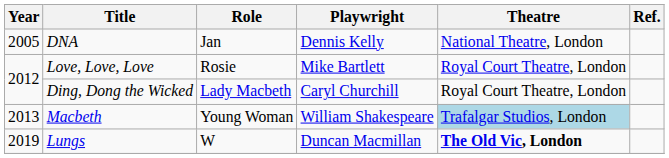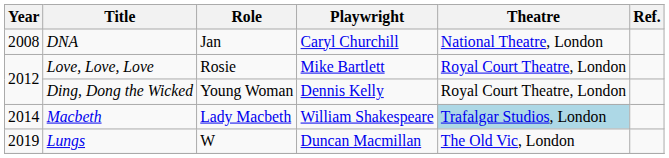(24, 41) 2005 -> (24, 41) 2008
(342, 41) Dennis Kelly -> (350, 41) Caryl Churchill
(246, 91) Lady Macbeth -> (247, 91) Young Woman
(350, 91) Caryl Churchill -> (342, 91) Dennis Kelly
(24, 116) 2013 -> (24, 116) 2014
(247, 116) Young Woman -> (246, 116) Lady Macbeth
(511, 141) bold -> (508, 141) normal
